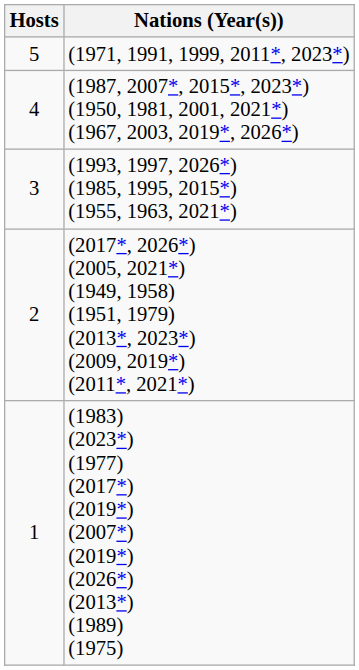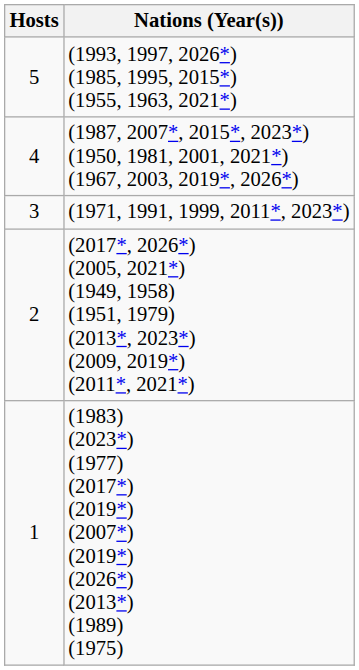(209, 53) (1971, 1991, 1999, 2011*, 2023*) -> (153, 76) (1993, 1997, 2026*) (1985, 1995, 2015*) (1955, 1963, 2021*)
(153, 188) (1993, 1997, 2026*) (1985, 1995, 2015*) (1955, 1963, 2021*) -> (209, 211) (1971, 1991, 1999, 2011*, 2023*)
